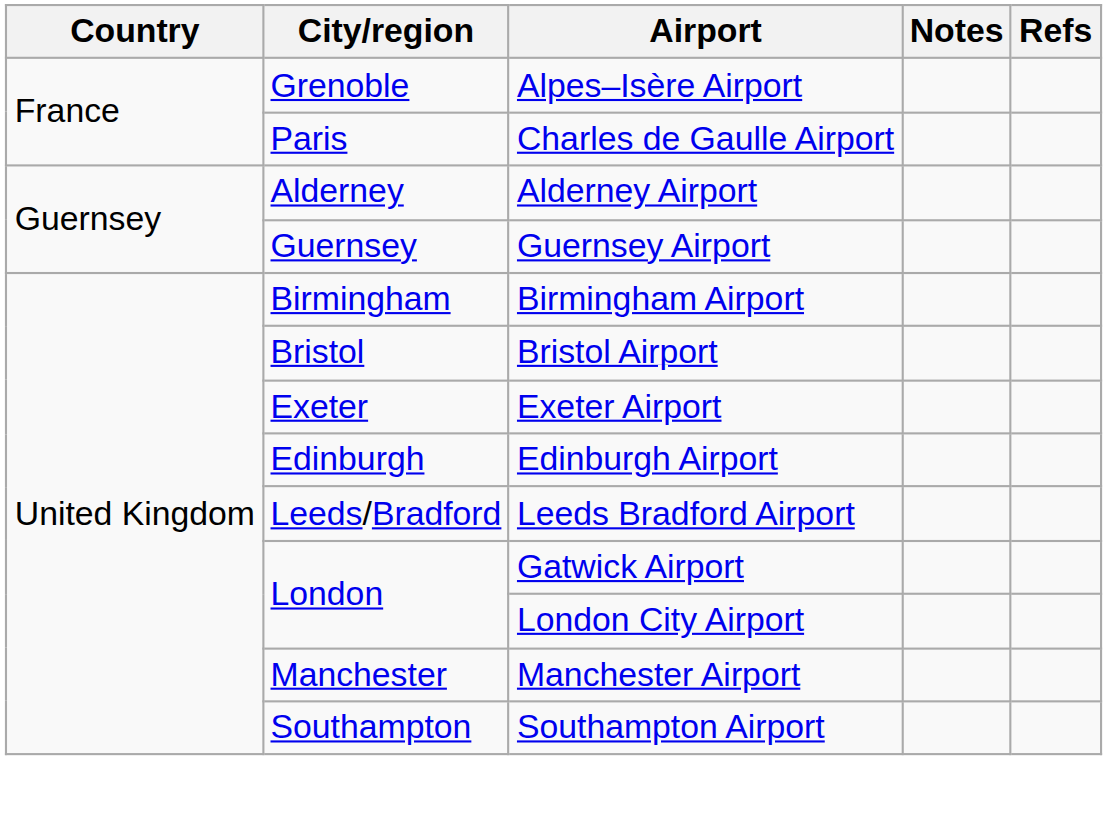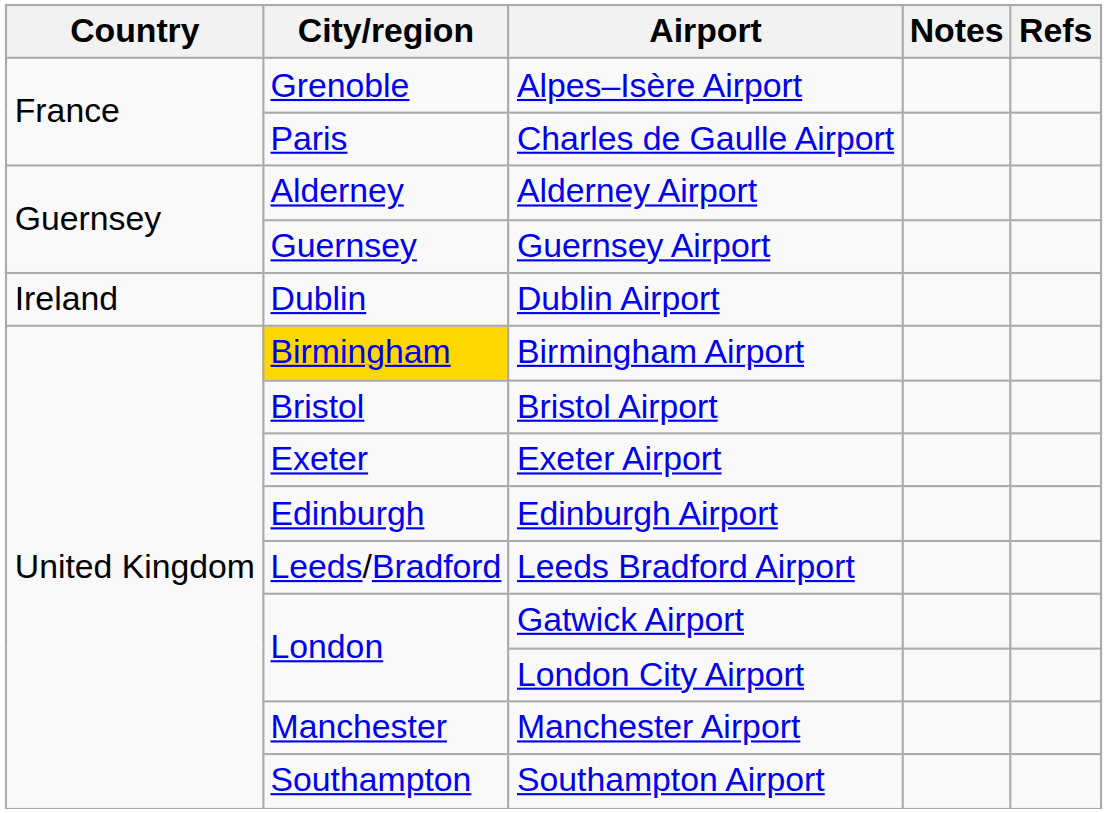+ row: (618, 298)
(361, 298) no background -> (361, 352) gold background
